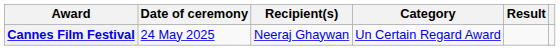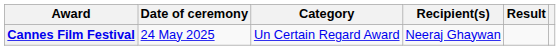columns swapped: (428, 14) <-> (302, 14)
